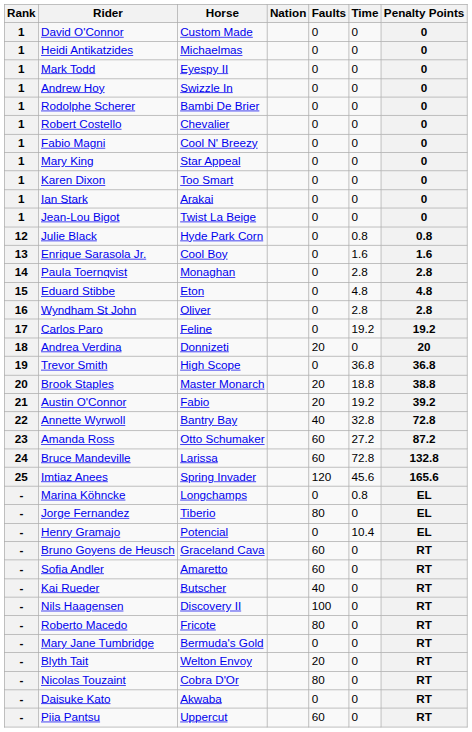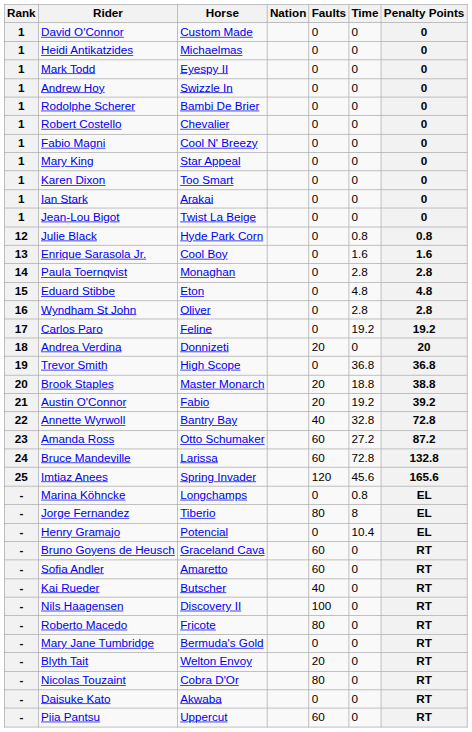(355, 513) 0 -> (355, 513) 8
